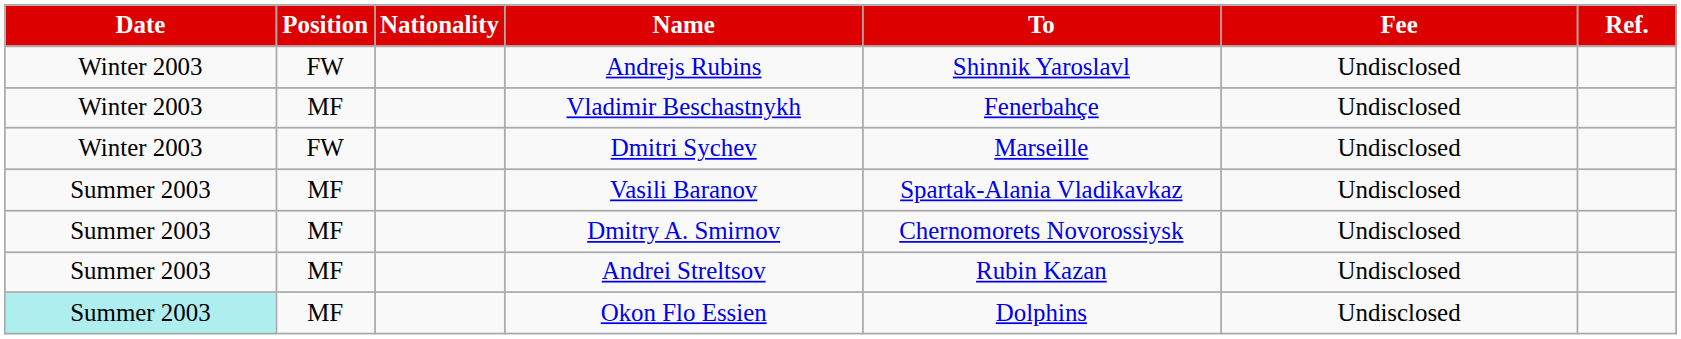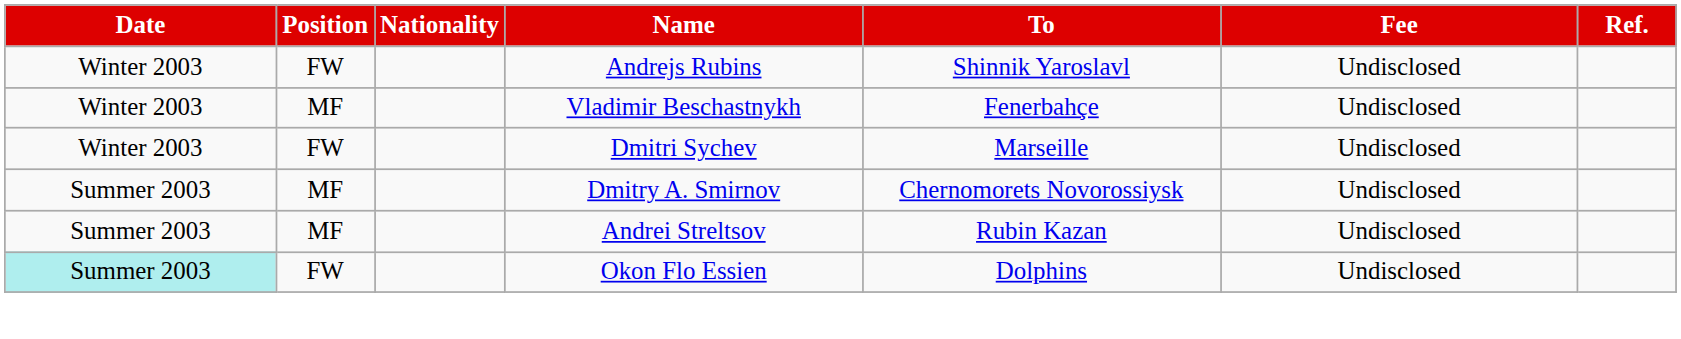- row: (684, 189)
(325, 313) MF -> (325, 271) FW
